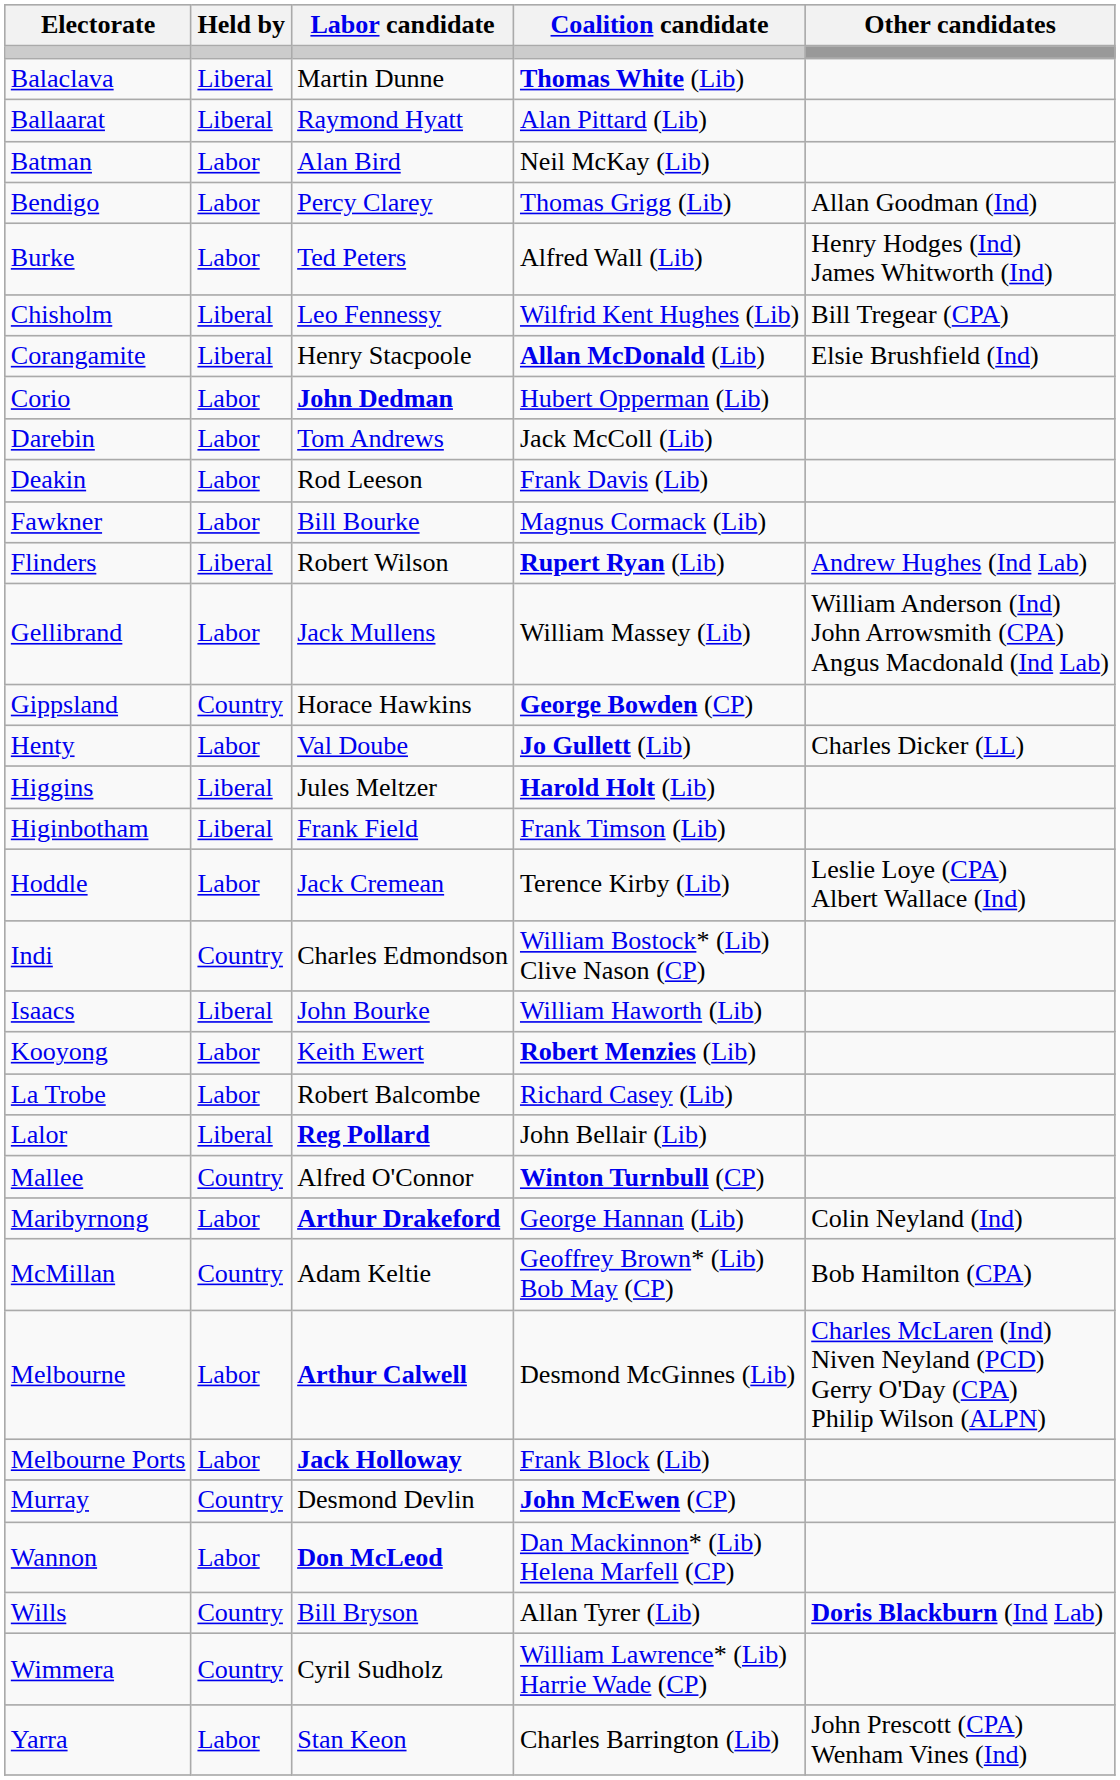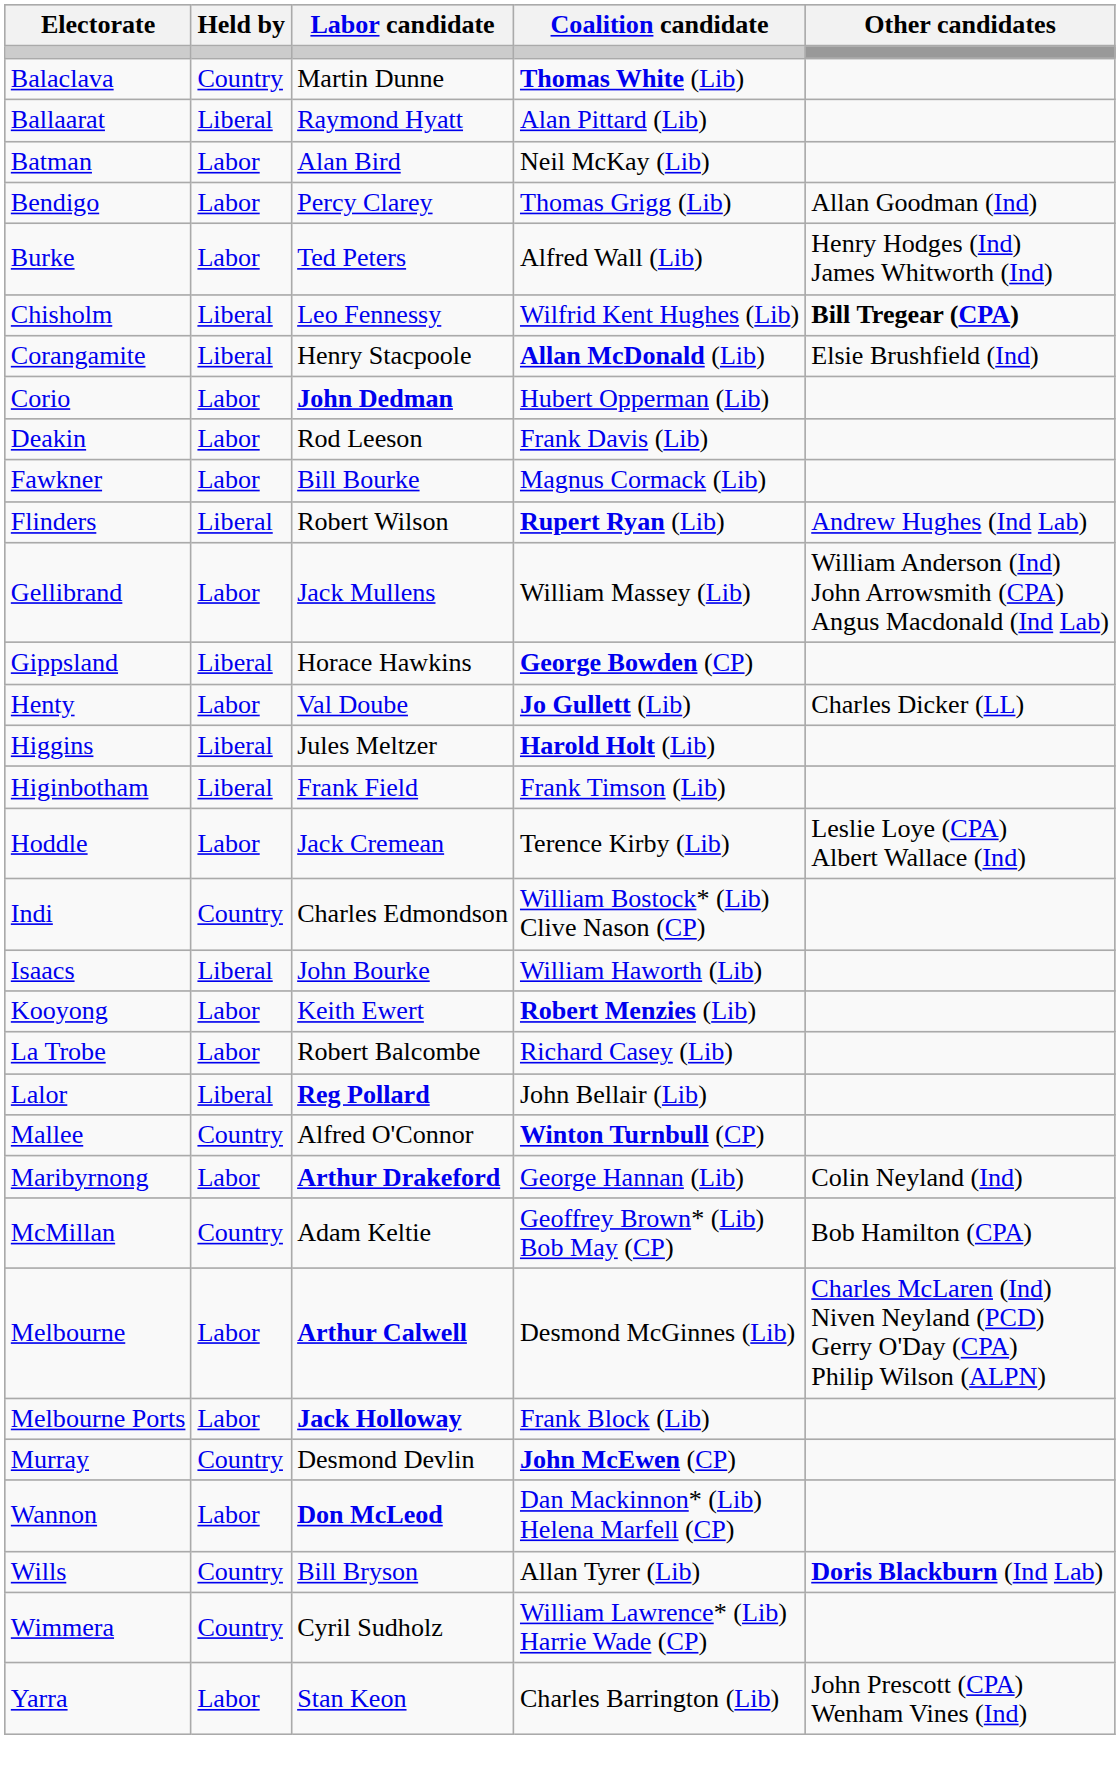(235, 78) Liberal -> (240, 78) Country
(910, 314) normal -> (915, 314) bold
- row: (53, 438)
(240, 704) Country -> (235, 662) Liberal
